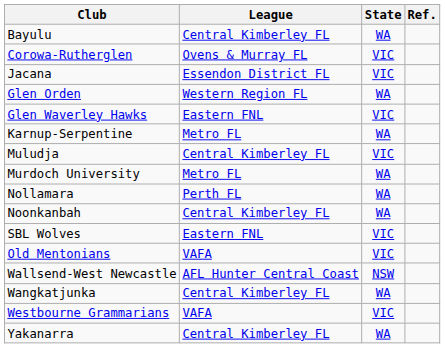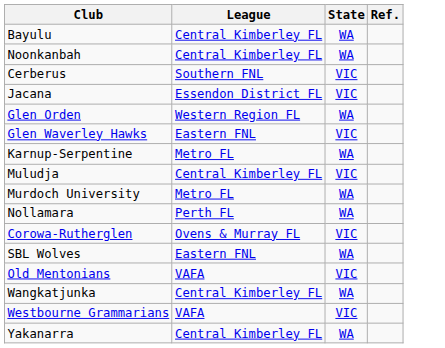rows swapped: (70, 54) <-> (44, 214)
+ row: (37, 74)
(383, 234) VIC -> (346, 253) WA
- row: (92, 273)
